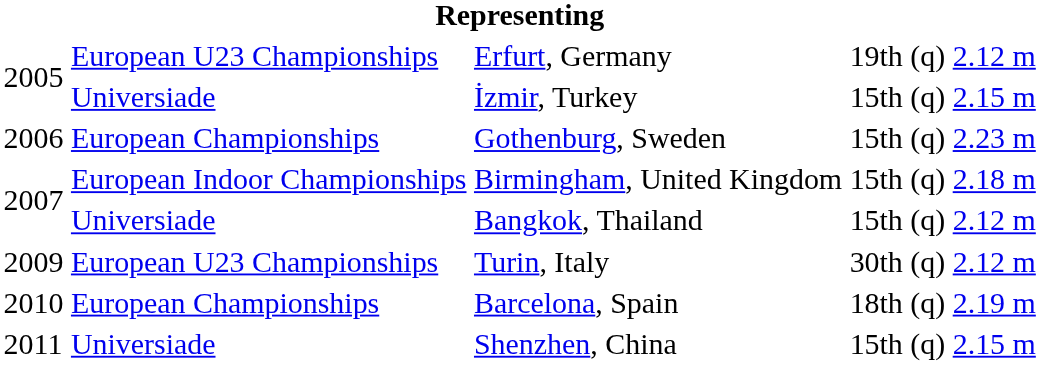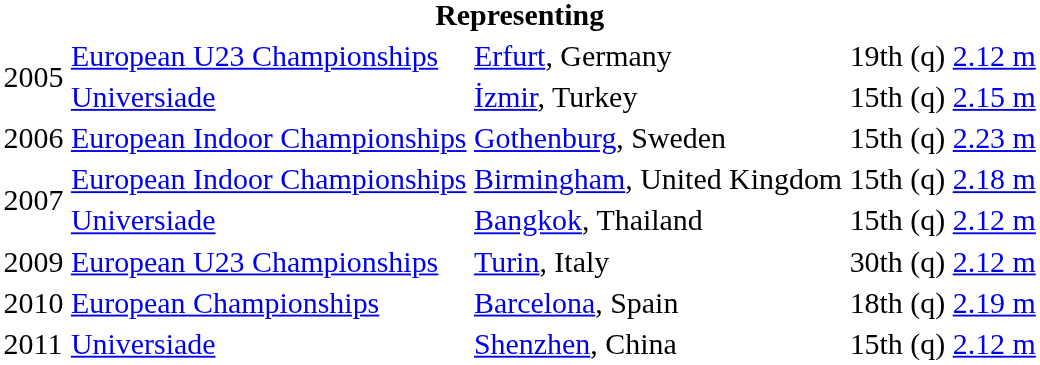(225, 138) European Championships -> (269, 138) European Indoor Championships
(994, 344) 2.15 m -> (994, 344) 2.12 m
